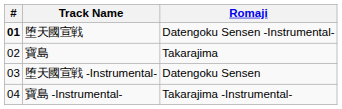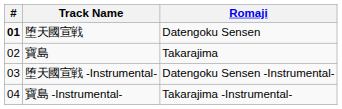(248, 32) Datengoku Sensen -Instrumental- -> (211, 32) Datengoku Sensen
(211, 73) Datengoku Sensen -> (248, 73) Datengoku Sensen -Instrumental-
